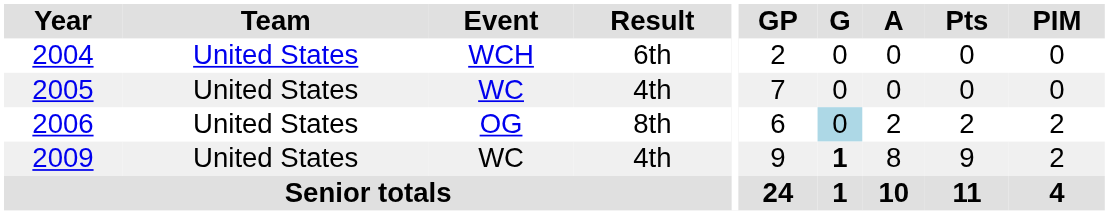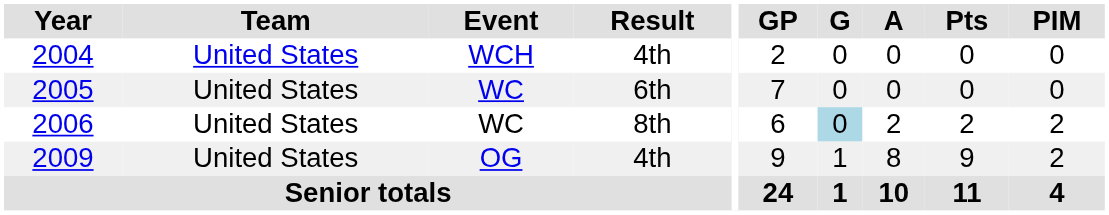(652, 55) 6th -> (652, 55) 4th
(652, 89) 4th -> (652, 89) 6th
(501, 124) OG -> (501, 124) WC
(501, 158) WC -> (501, 158) OG
(840, 158) bold -> (840, 158) normal
